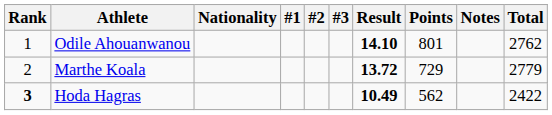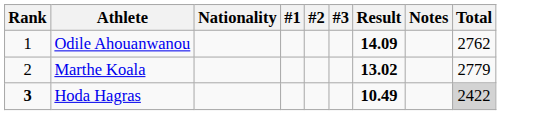- column: (431, 17)
(379, 43) 14.10 -> (379, 43) 14.09
(379, 69) 13.72 -> (379, 69) 13.02
(525, 95) no background -> (474, 95) lightgrey background
